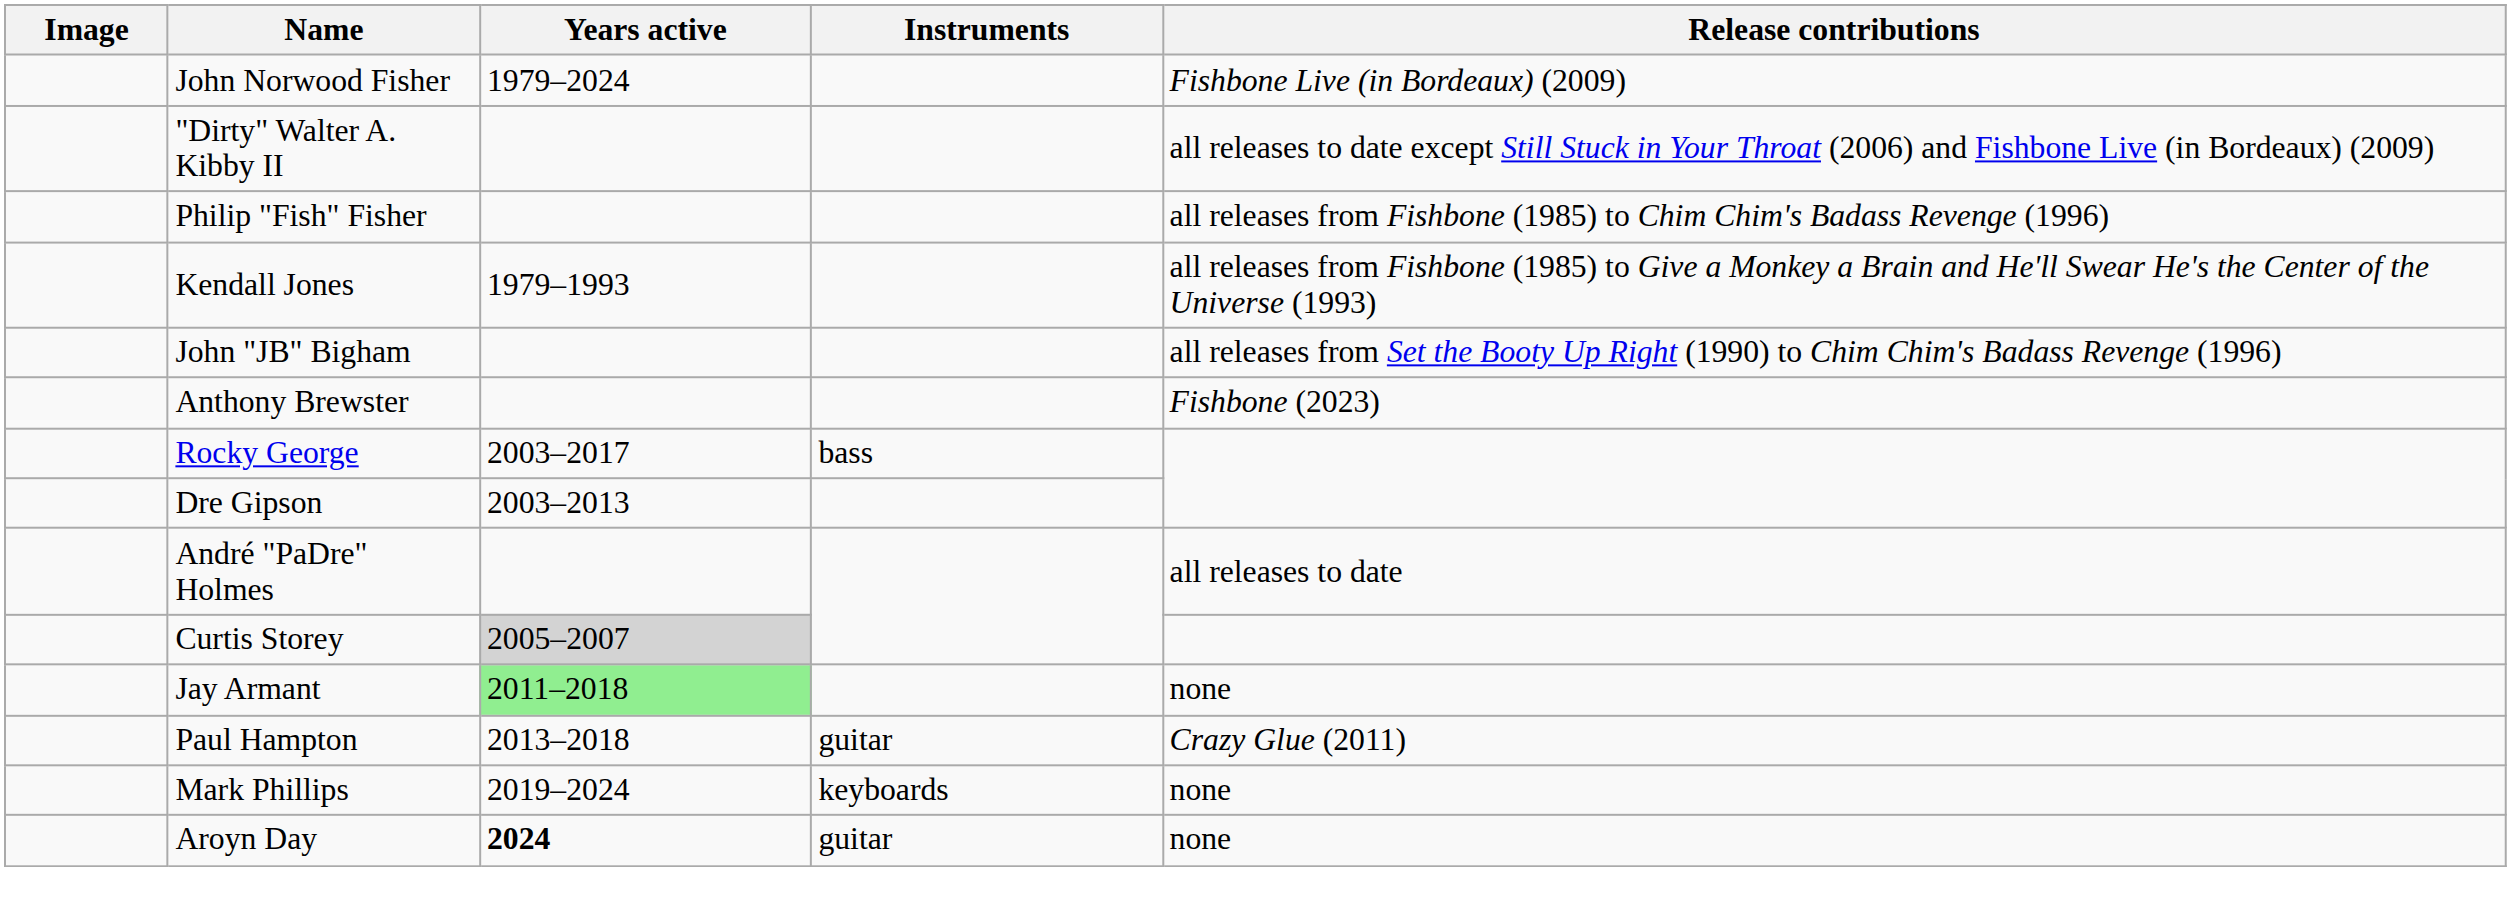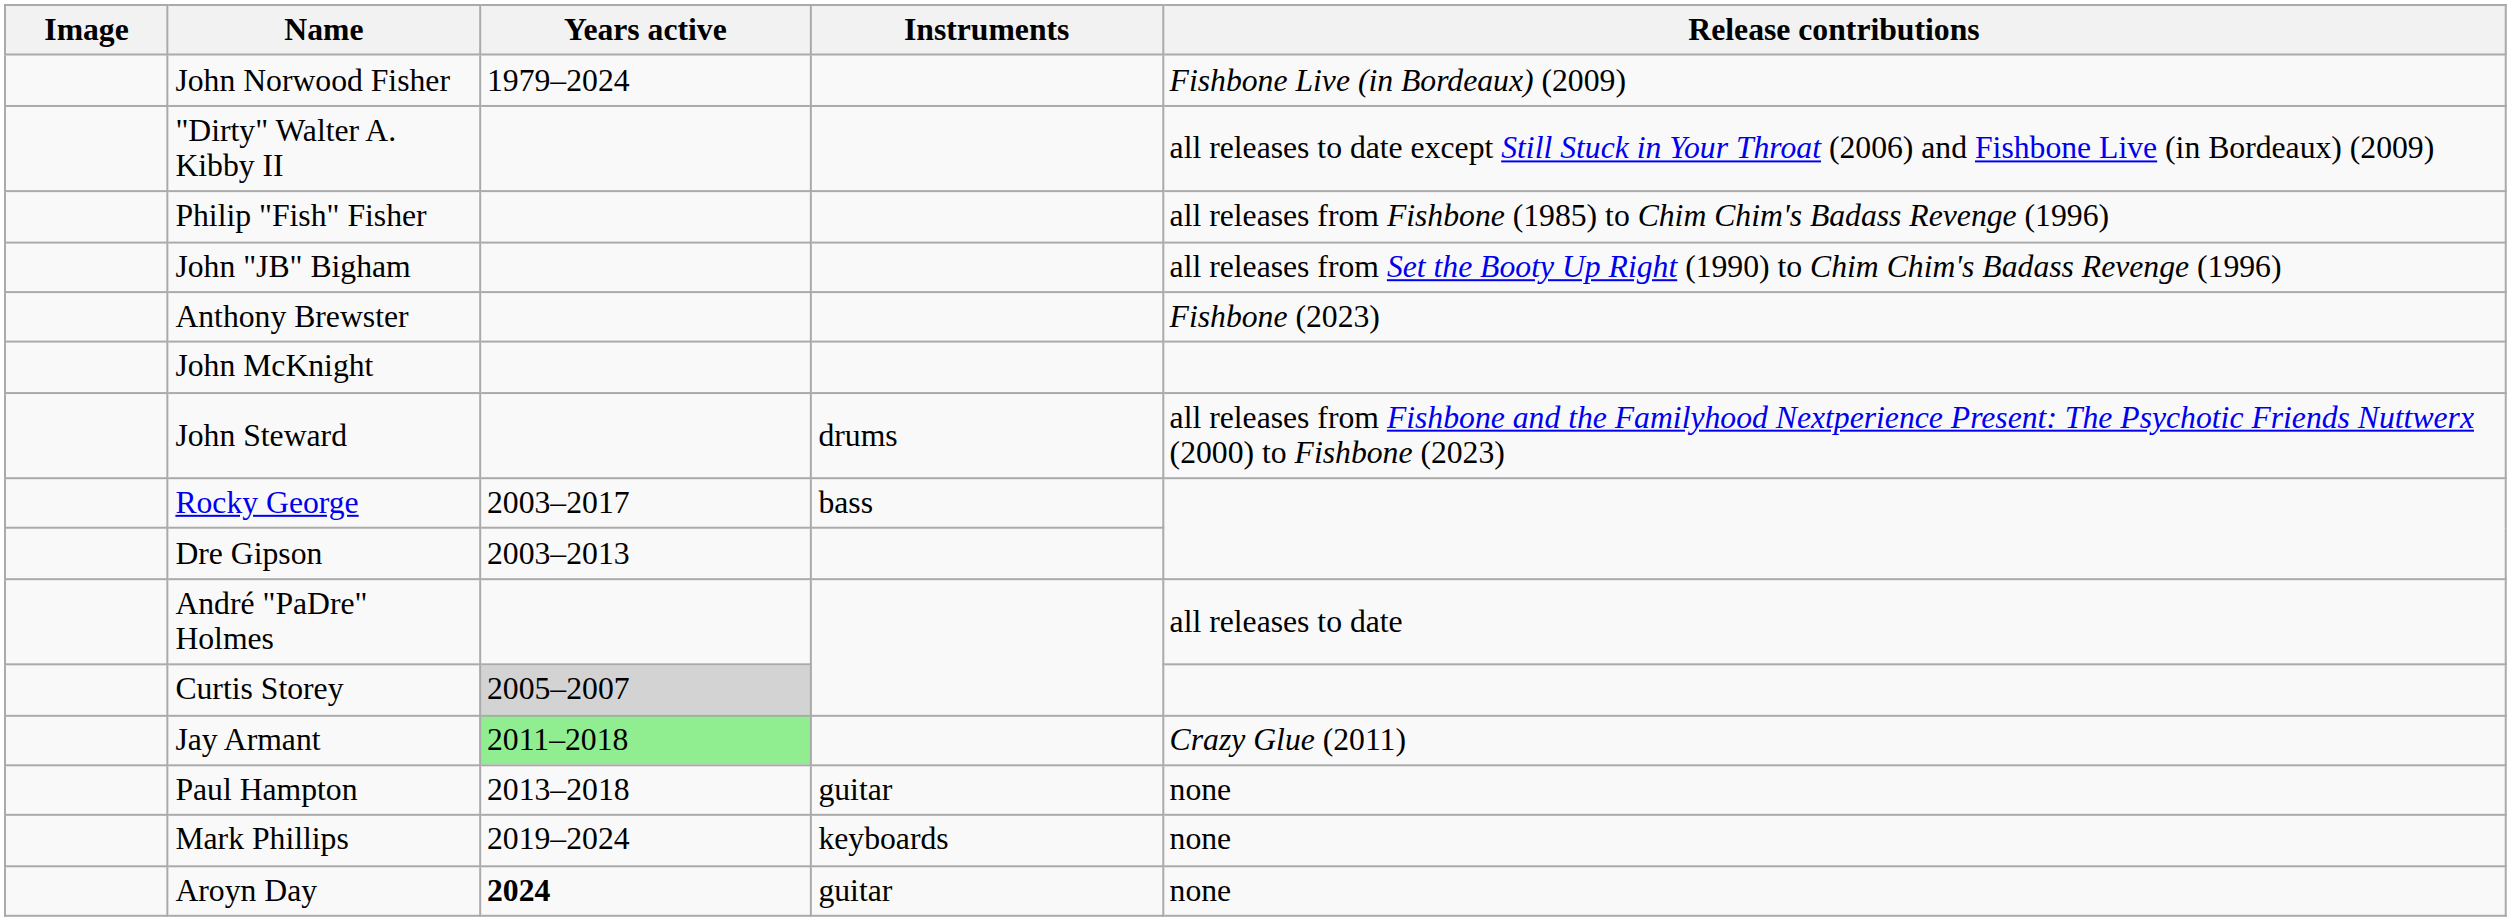- row: (265, 284)
+ row: (274, 366)
+ row: (261, 434)
(1200, 689) none -> (1288, 739) Crazy Glue (2011)
(1288, 739) Crazy Glue (2011) -> (1200, 789) none
